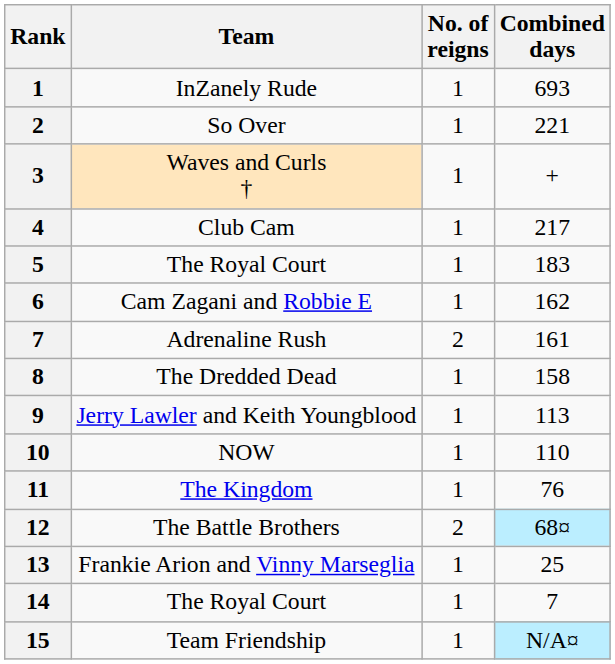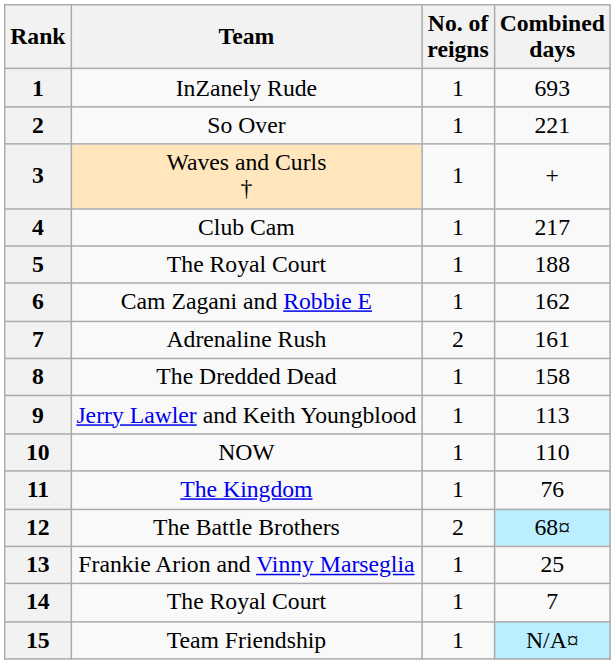(552, 264) 183 -> (552, 264) 188
